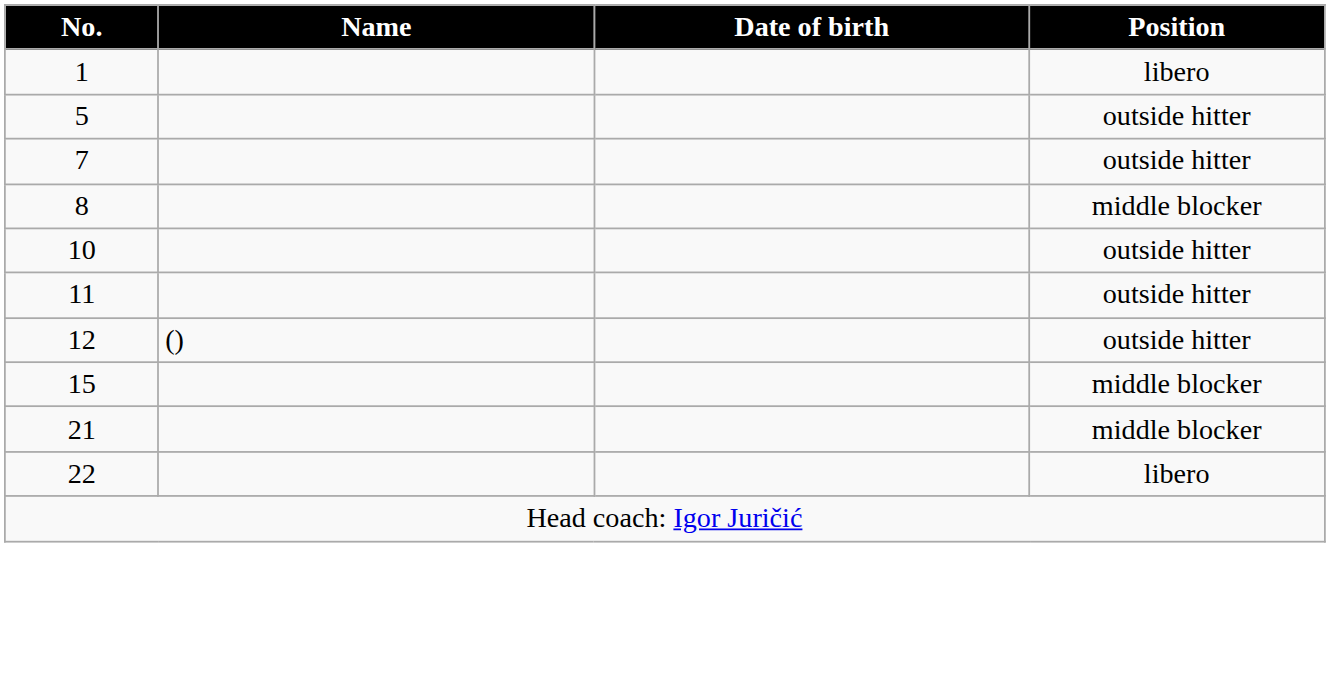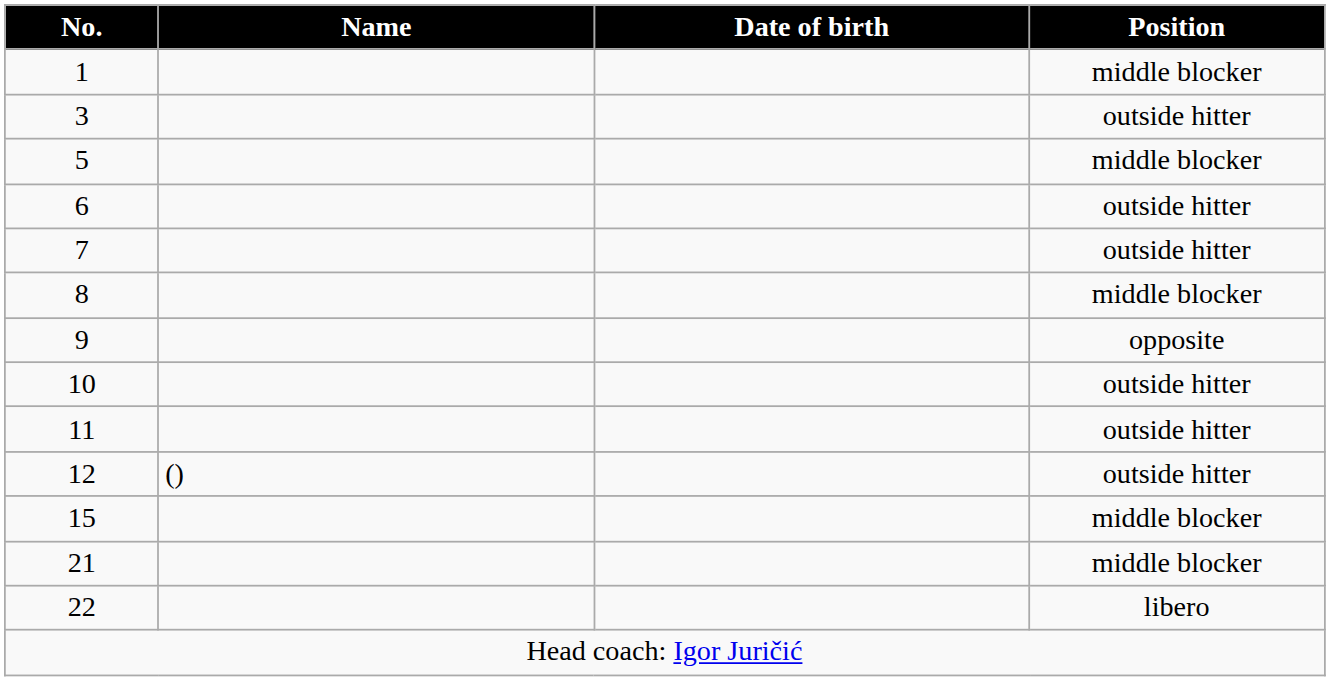(1177, 71) libero -> (1177, 71) middle blocker
+ row: (82, 116)
(1177, 116) outside hitter -> (1177, 160) middle blocker
+ row: (82, 205)
+ row: (82, 339)
